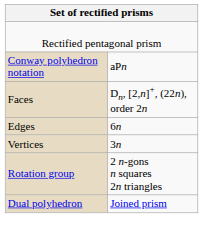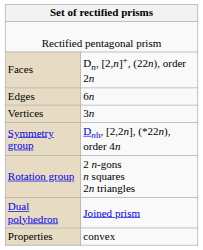- row: (53, 66)
+ row: (31, 139)
+ row: (30, 236)
